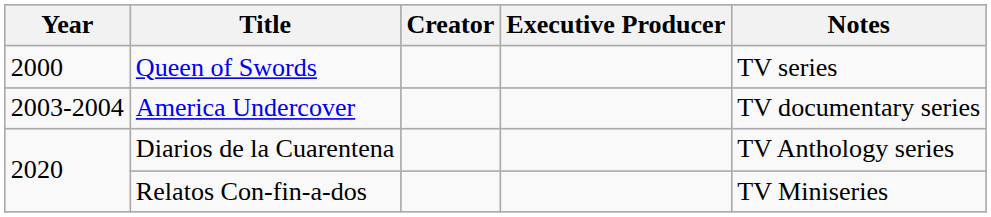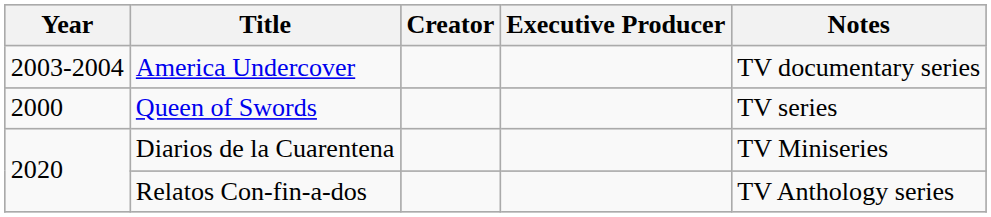rows swapped: (226, 66) <-> (246, 107)
(846, 149) TV Anthology series -> (813, 149) TV Miniseries
(813, 190) TV Miniseries -> (846, 190) TV Anthology series
